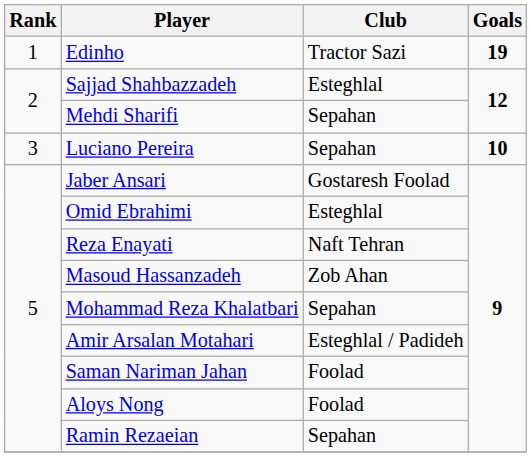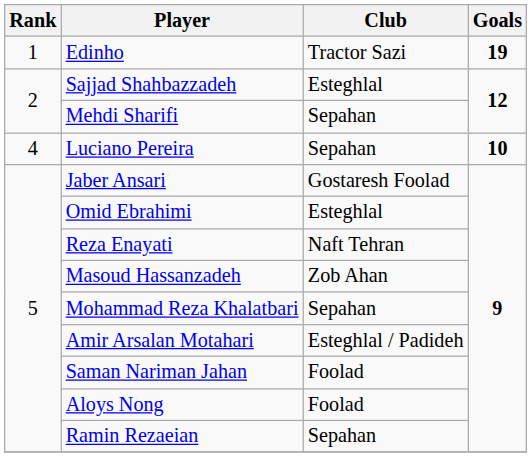(33, 148) 3 -> (33, 148) 4
